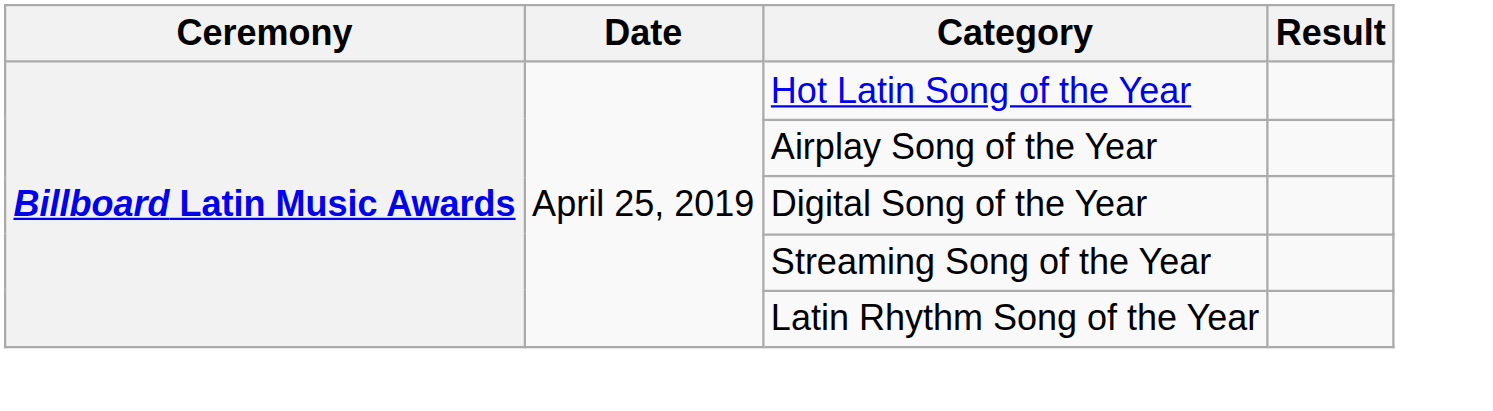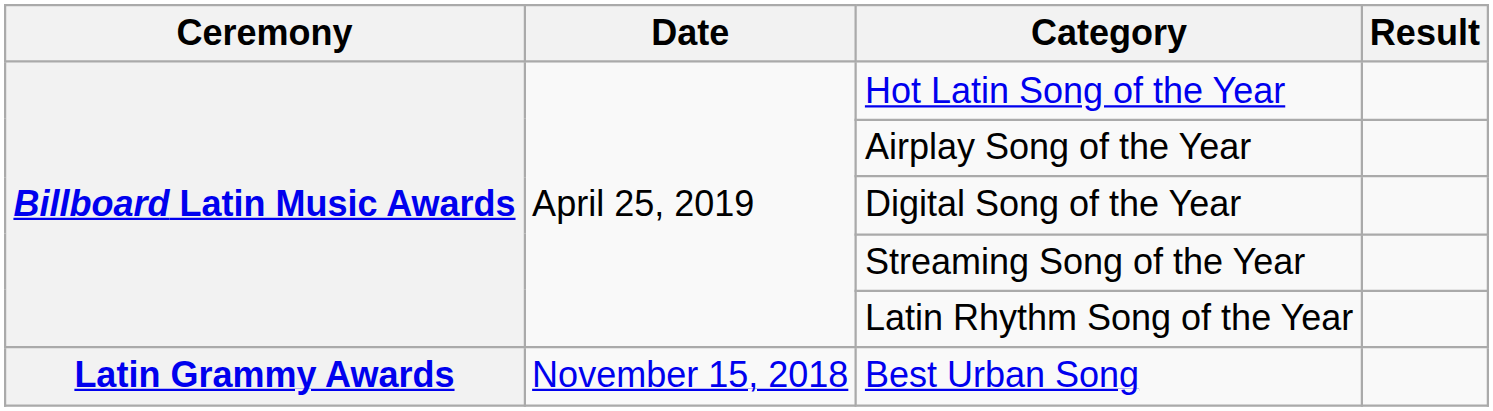+ row: (1002, 375)
